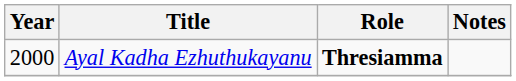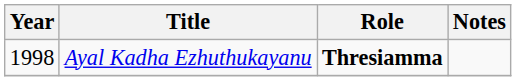(32, 57) 2000 -> (32, 57) 1998
